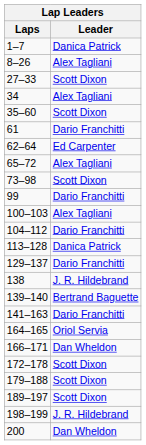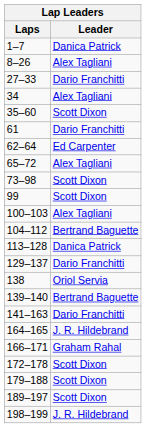(80, 79) Scott Dixon -> (89, 79) Dario Franchitti
(89, 197) Dario Franchitti -> (80, 197) Scott Dixon
(89, 230) Dario Franchitti -> (96, 230) Bertrand Baguette
(91, 280) J. R. Hildebrand -> (80, 280) Oriol Servia
(80, 331) Oriol Servia -> (91, 331) J. R. Hildebrand
(85, 347) Dan Wheldon -> (87, 347) Graham Rahal
- row: (16, 431)
